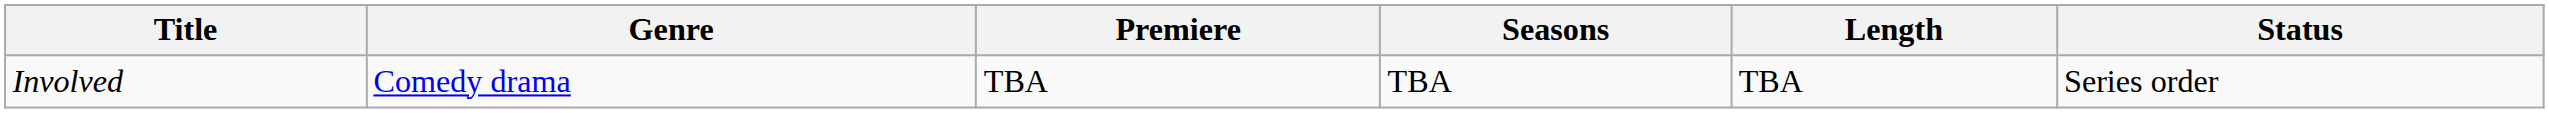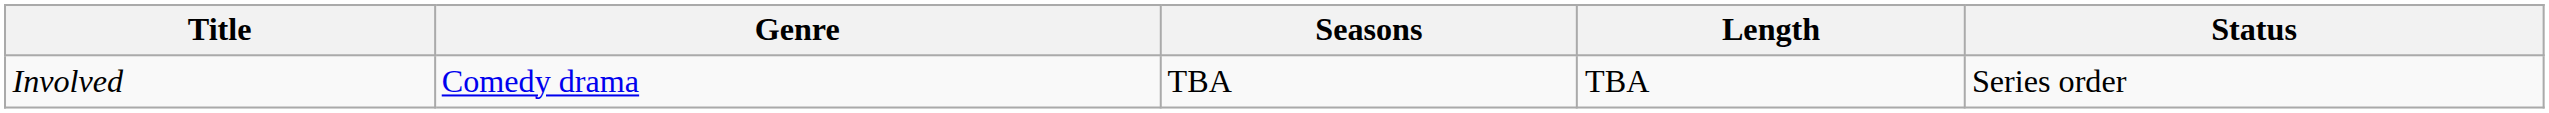- column: (1178, 30)
